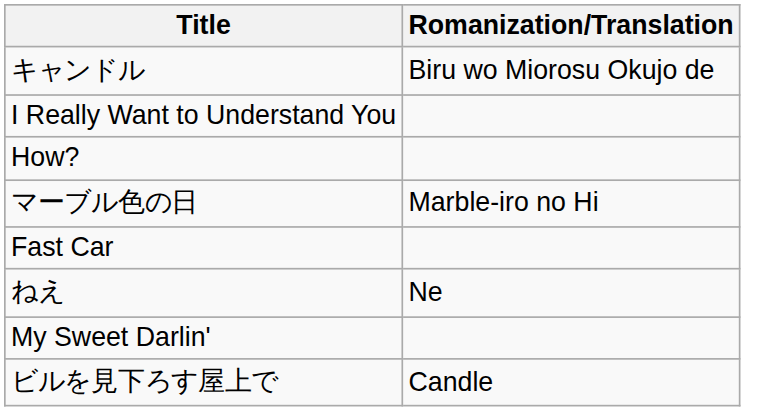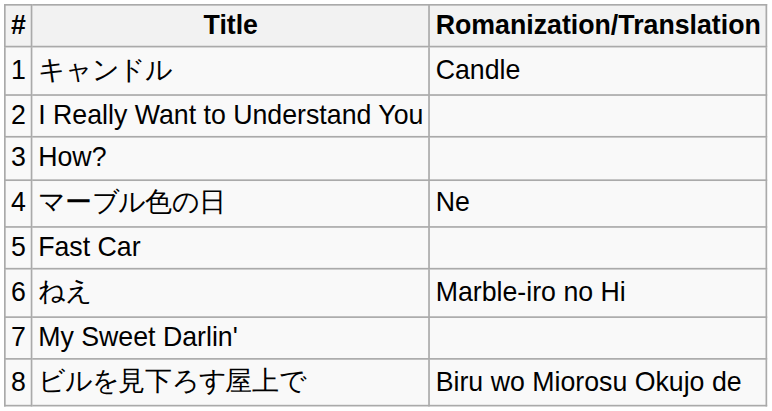+ column: (18, 25)
(561, 70) Biru wo Miorosu Okujo de -> (478, 70) Candle
(504, 202) Marble-iro no Hi -> (453, 202) Ne
(426, 292) Ne -> (531, 292) Marble-iro no Hi
(451, 382) Candle -> (589, 382) Biru wo Miorosu Okujo de
